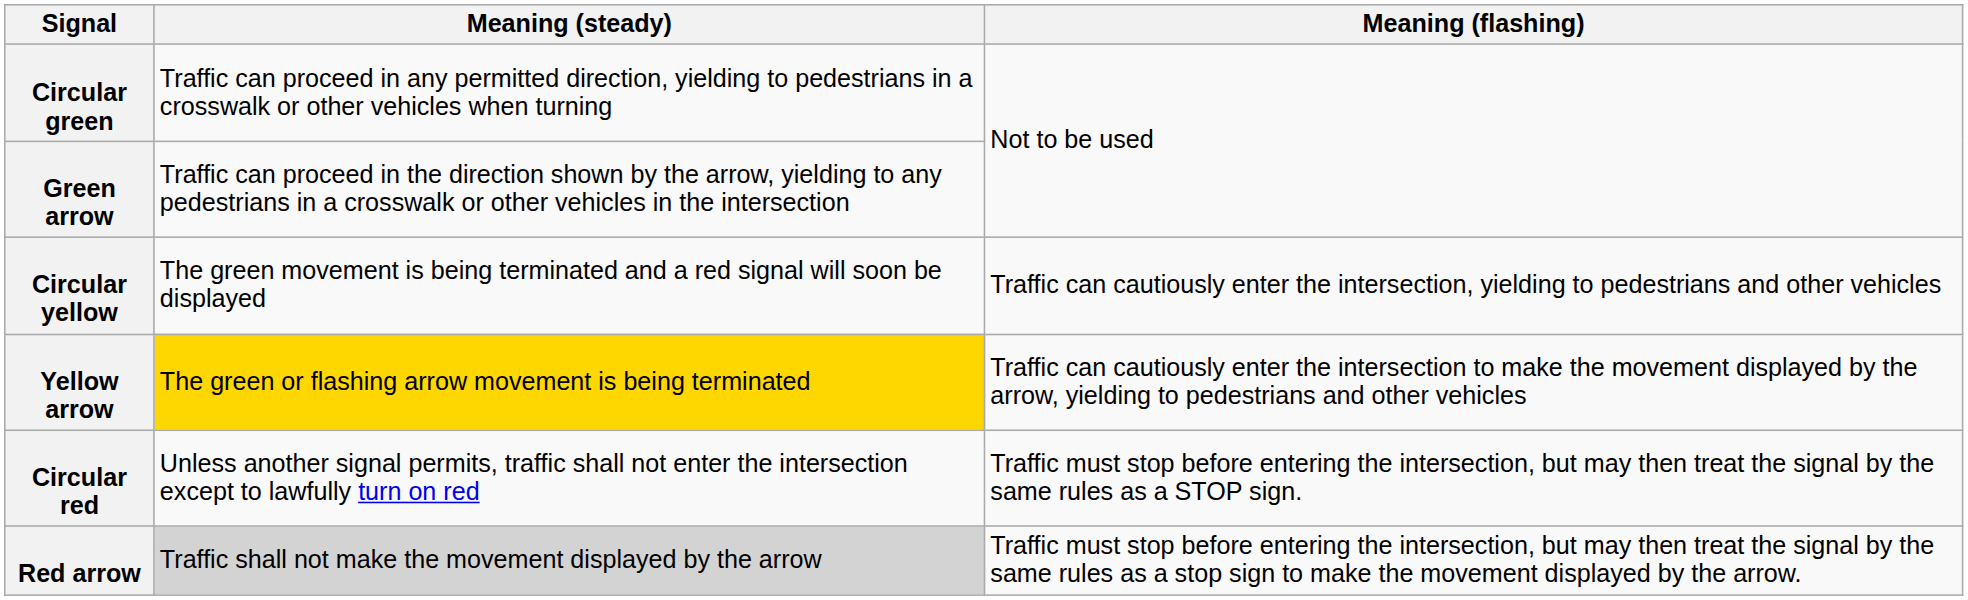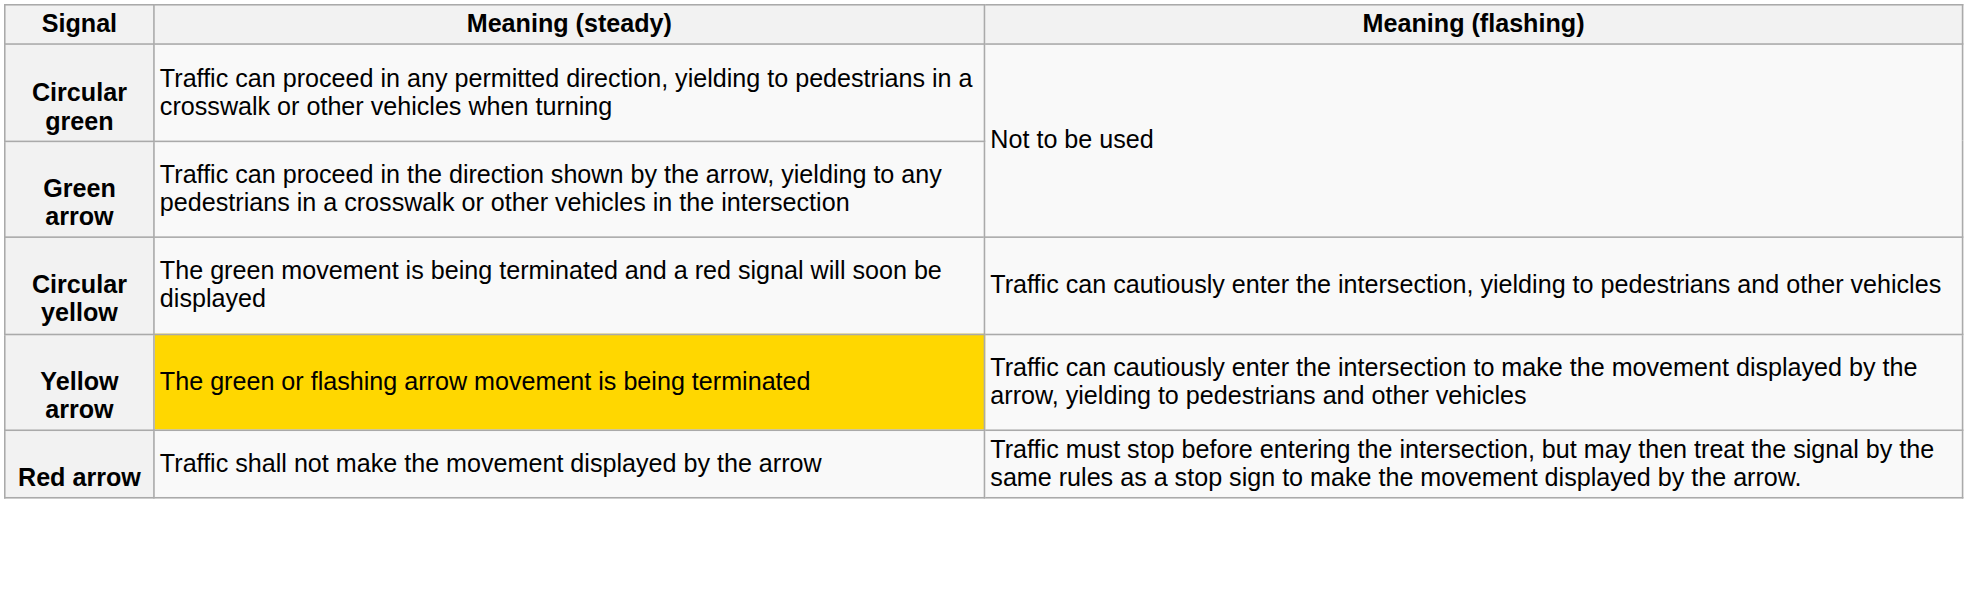- row: (79, 492)
(491, 560) lightgrey background -> (491, 463) no background
